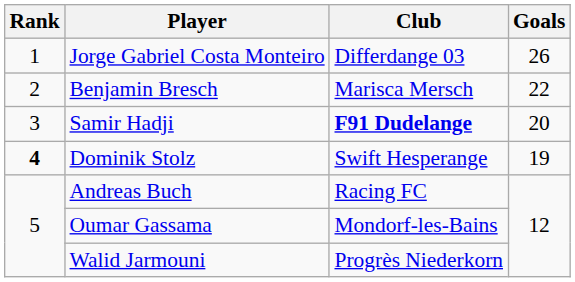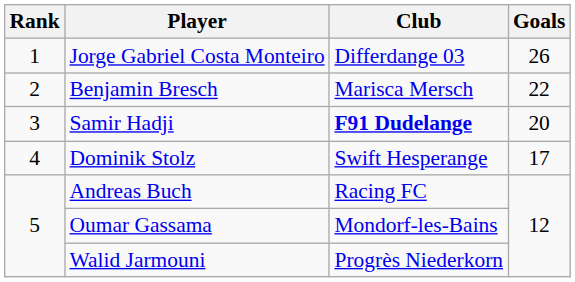(35, 157) bold -> (35, 157) normal
(539, 157) 19 -> (539, 157) 17
